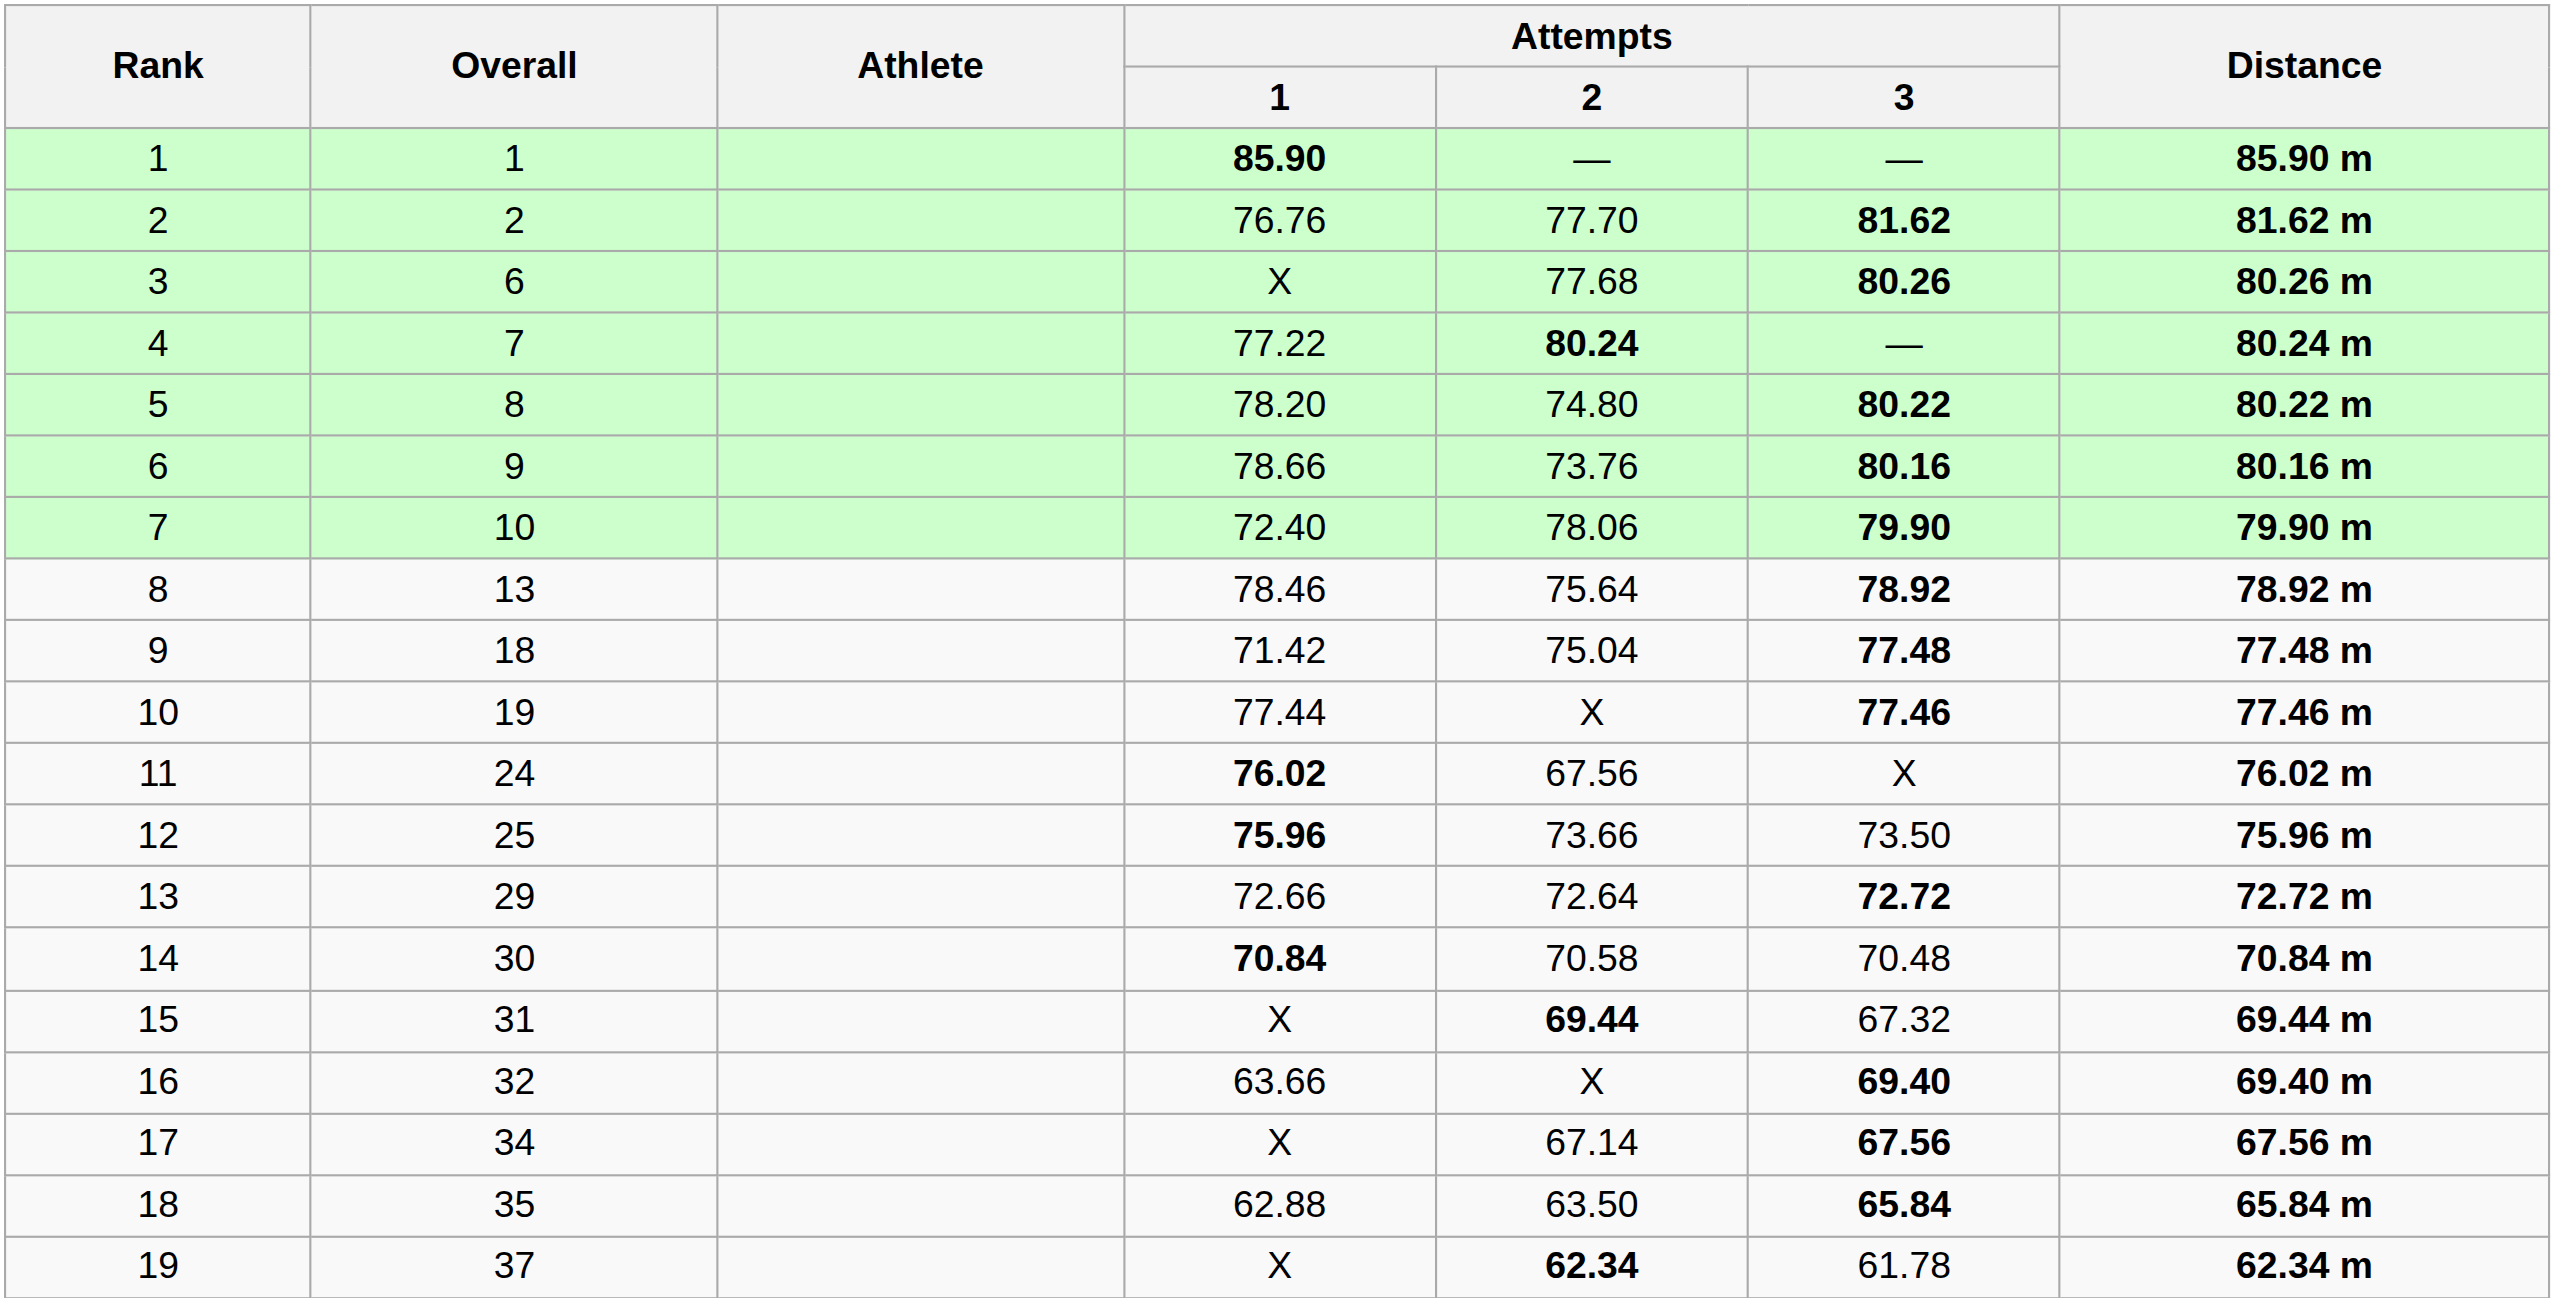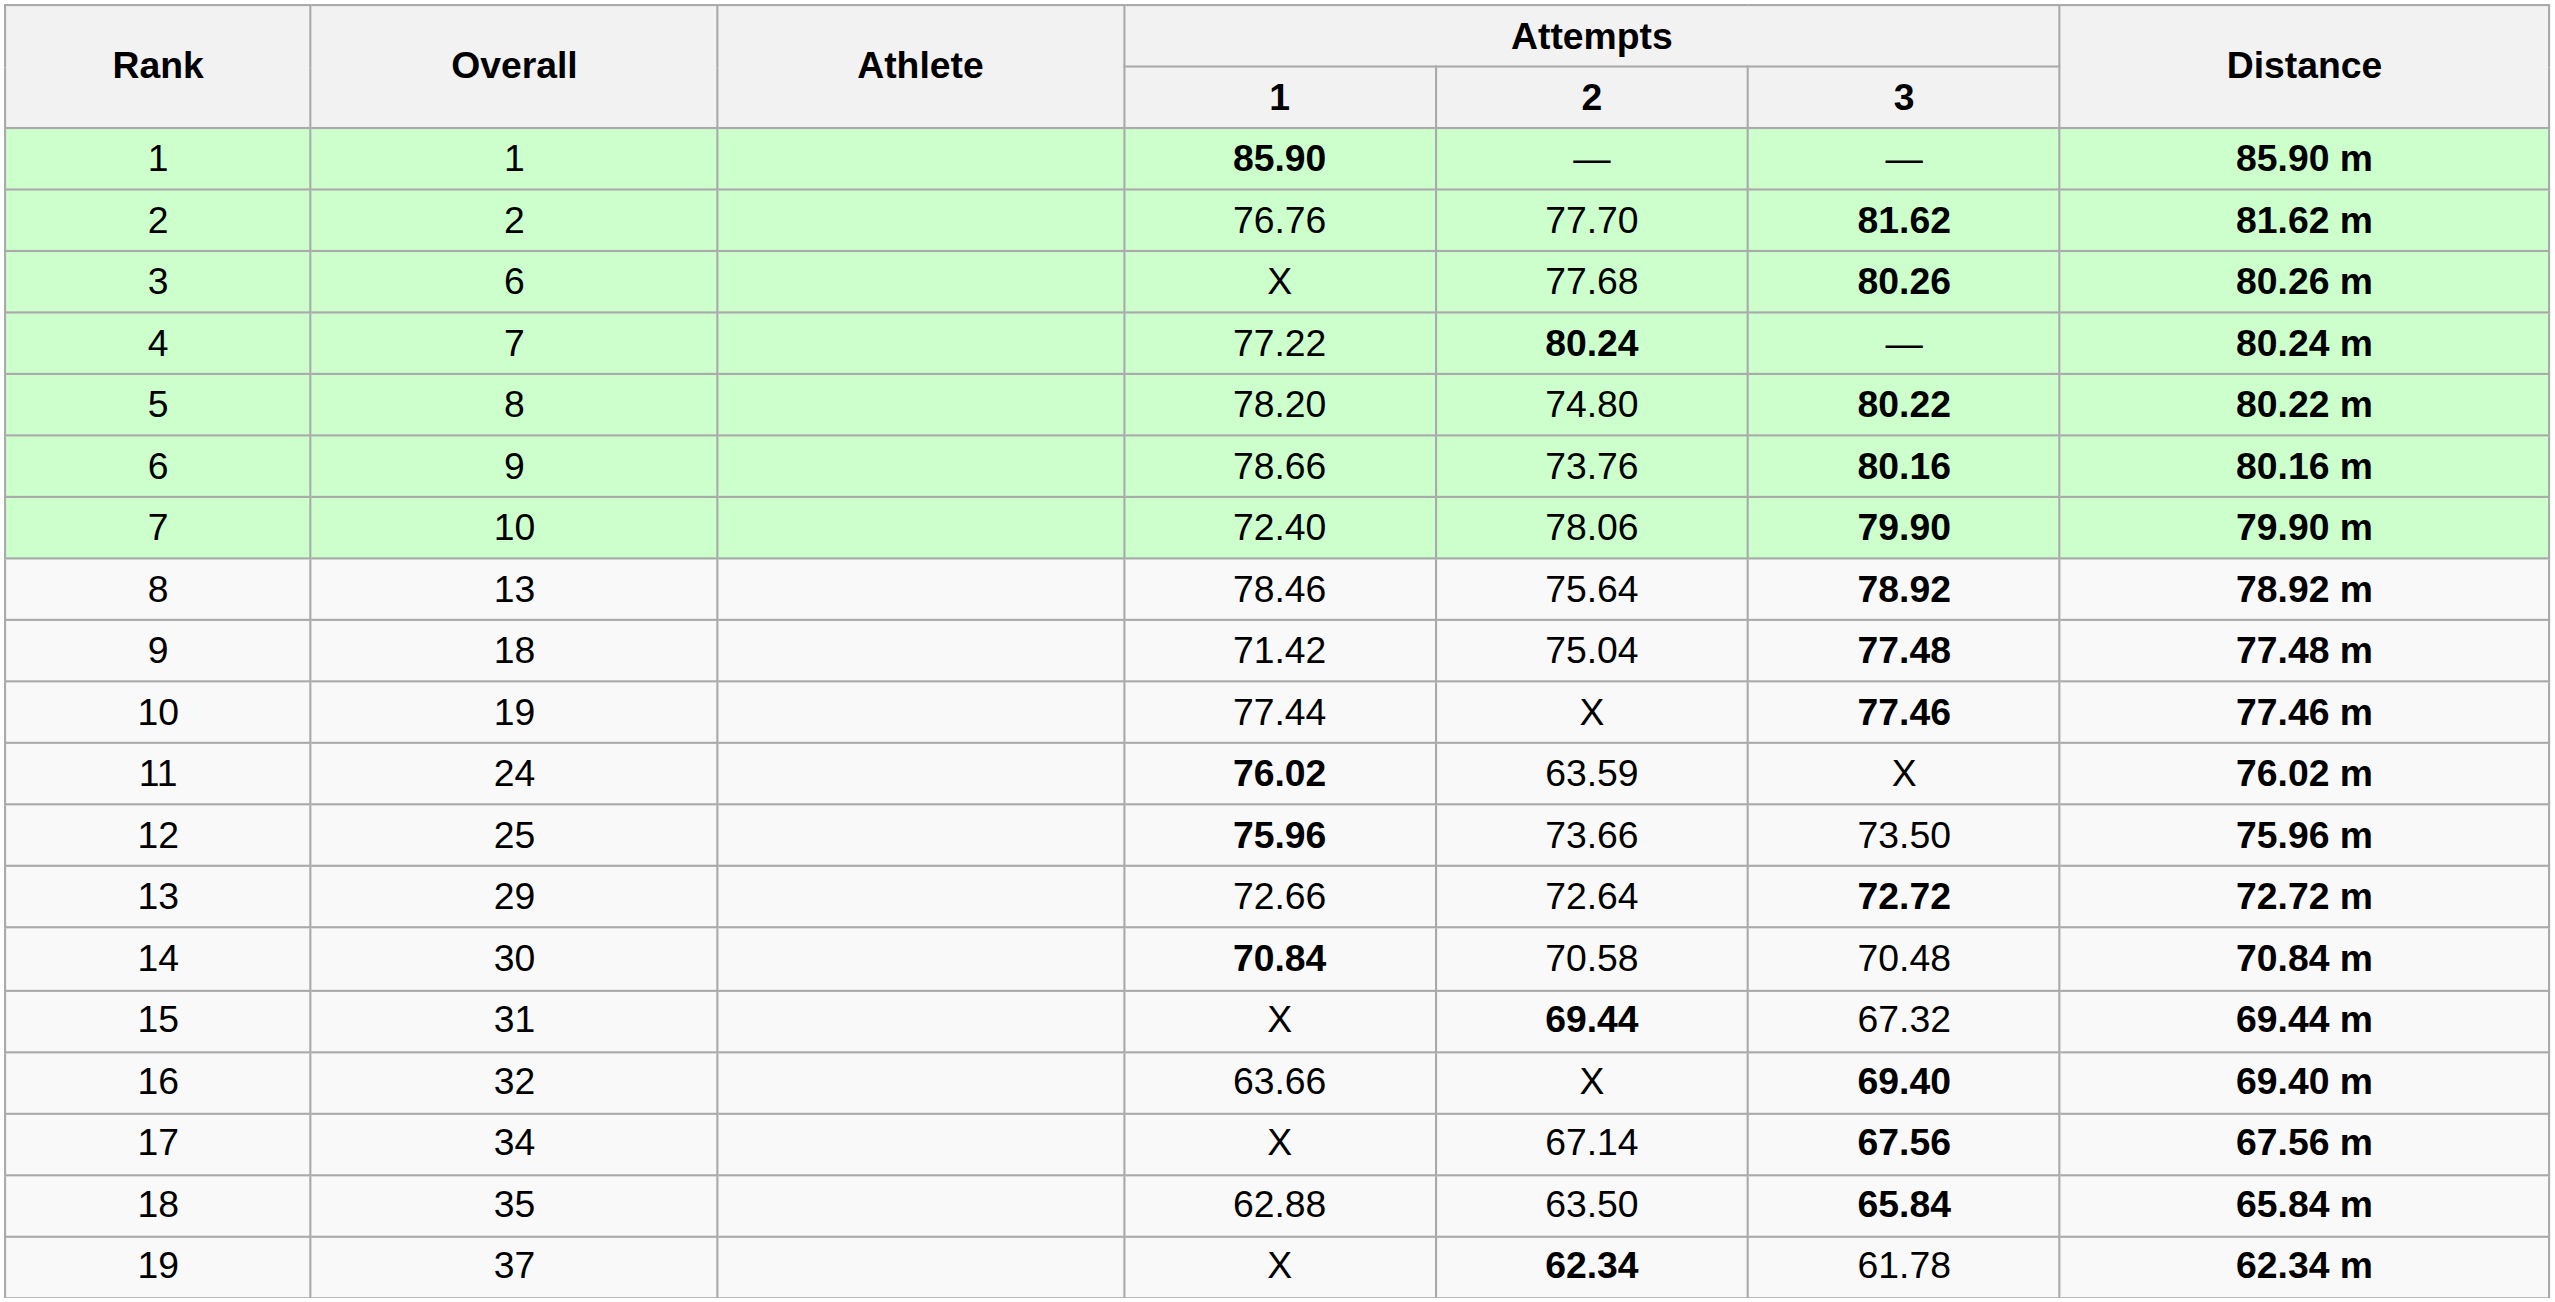(1592, 773) 67.56 -> (1592, 773) 63.59
